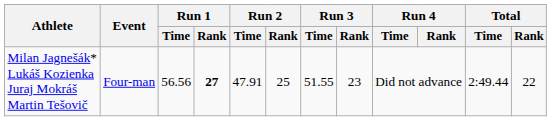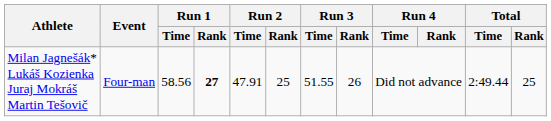(176, 81) 56.56 -> (176, 81) 58.56
(354, 81) 23 -> (354, 81) 26
(529, 81) 22 -> (529, 81) 25
